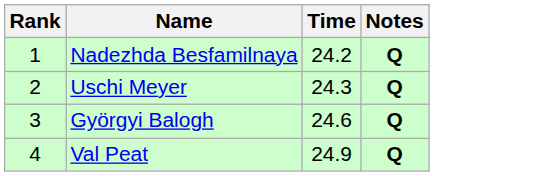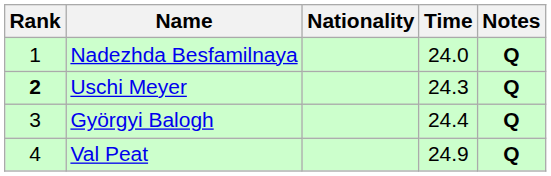+ column: (361, 21)
(332, 54) 24.2 -> (448, 54) 24.0
(35, 87) normal -> (35, 87) bold
(332, 120) 24.6 -> (448, 120) 24.4
